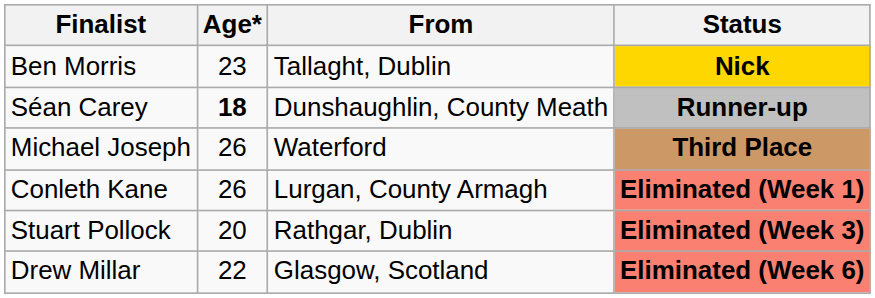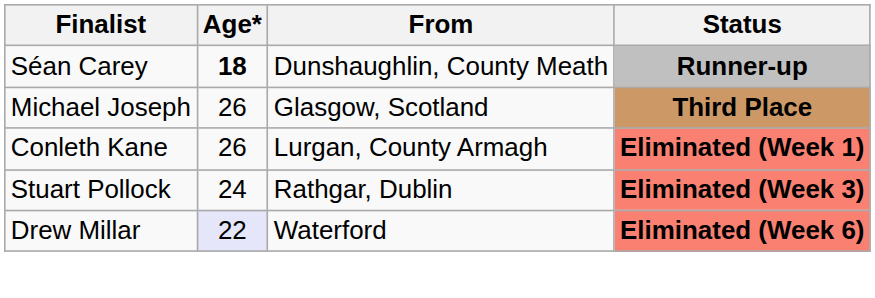- row: (73, 66)
(330, 148) Waterford -> (381, 107) Glasgow, Scotland
(232, 230) 20 -> (232, 189) 24
(232, 271) no background -> (232, 230) lavender background
(381, 271) Glasgow, Scotland -> (330, 230) Waterford
